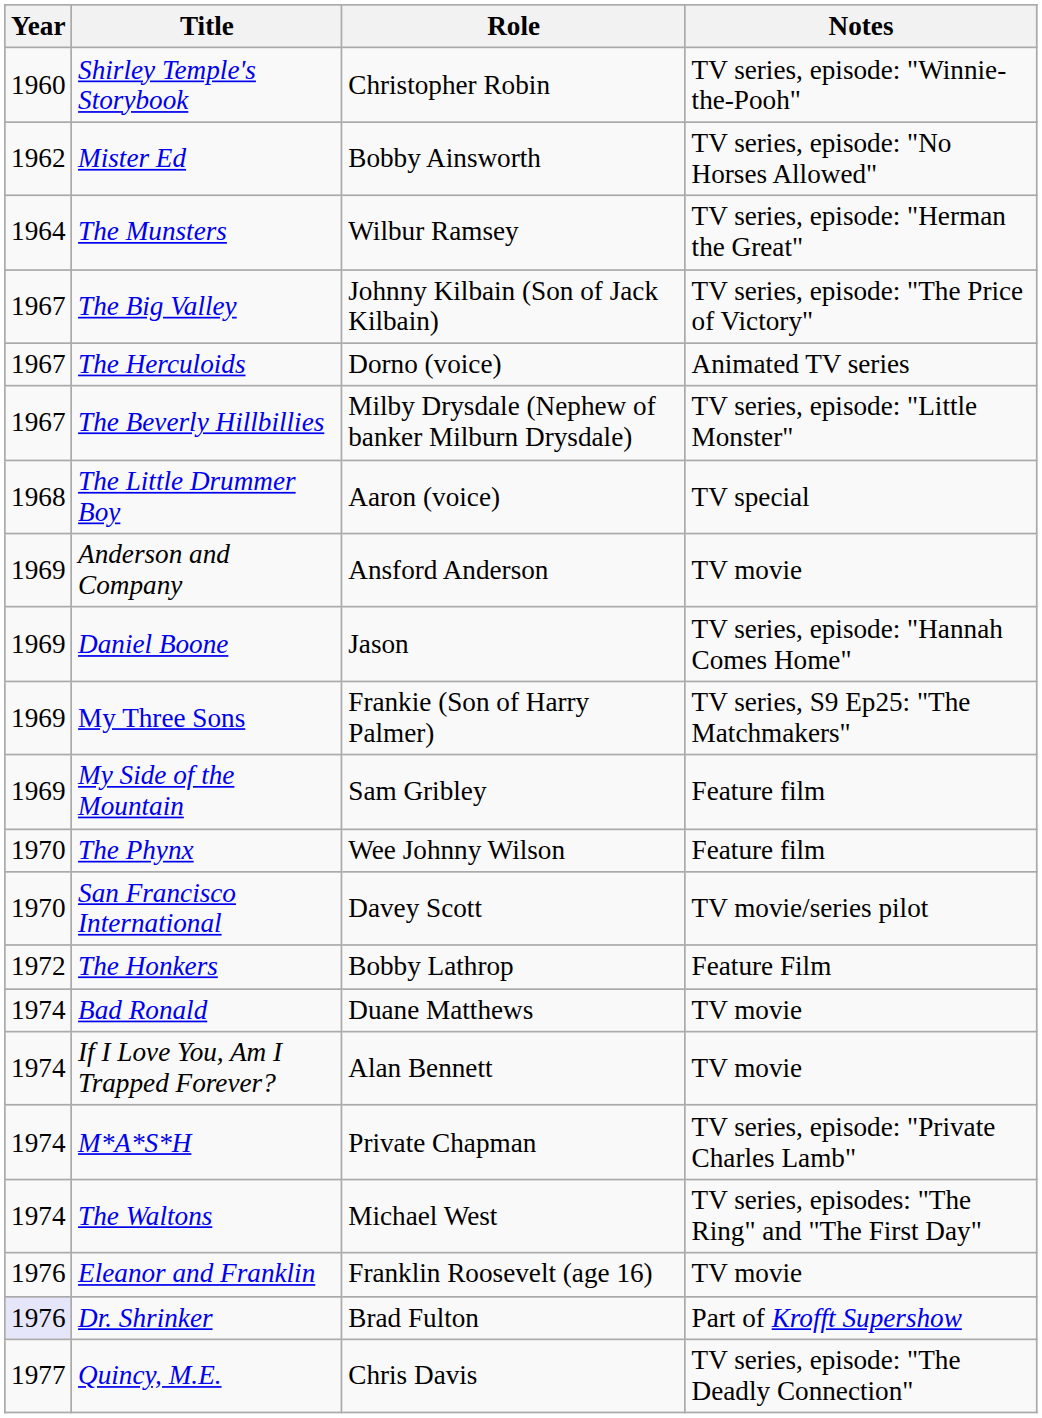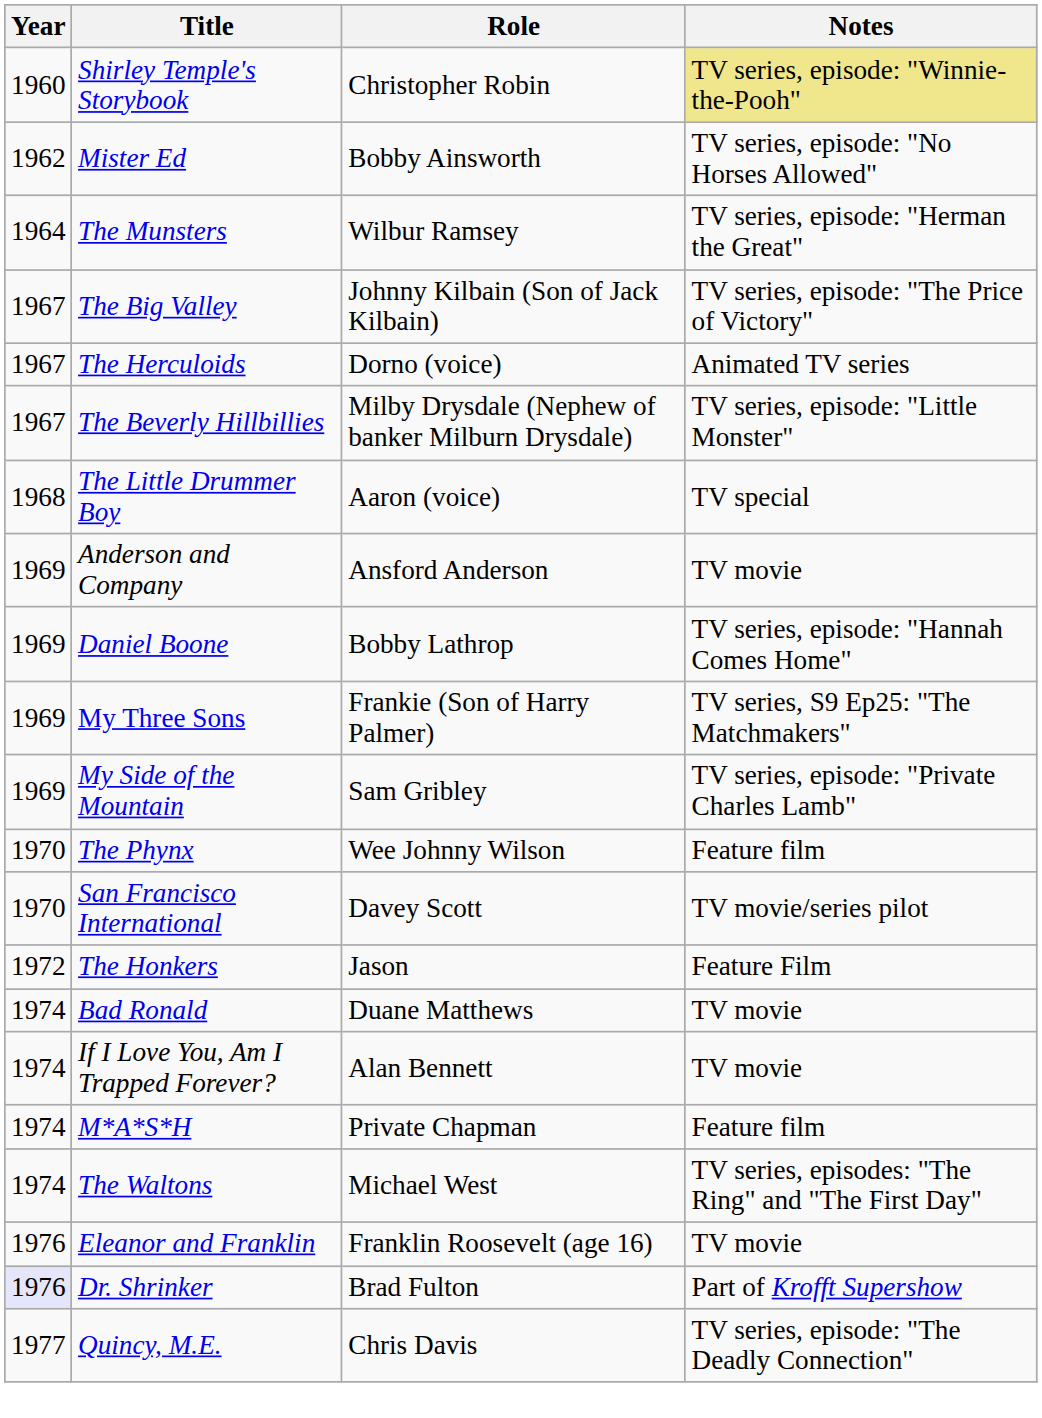(849, 84) no background -> (849, 84) khaki background
(378, 643) Jason -> (431, 643) Bobby Lathrop
(758, 791) Feature film -> (843, 791) TV series, episode: "Private Charles Lamb"
(431, 966) Bobby Lathrop -> (378, 966) Jason
(843, 1141) TV series, episode: "Private Charles Lamb" -> (758, 1126) Feature film
